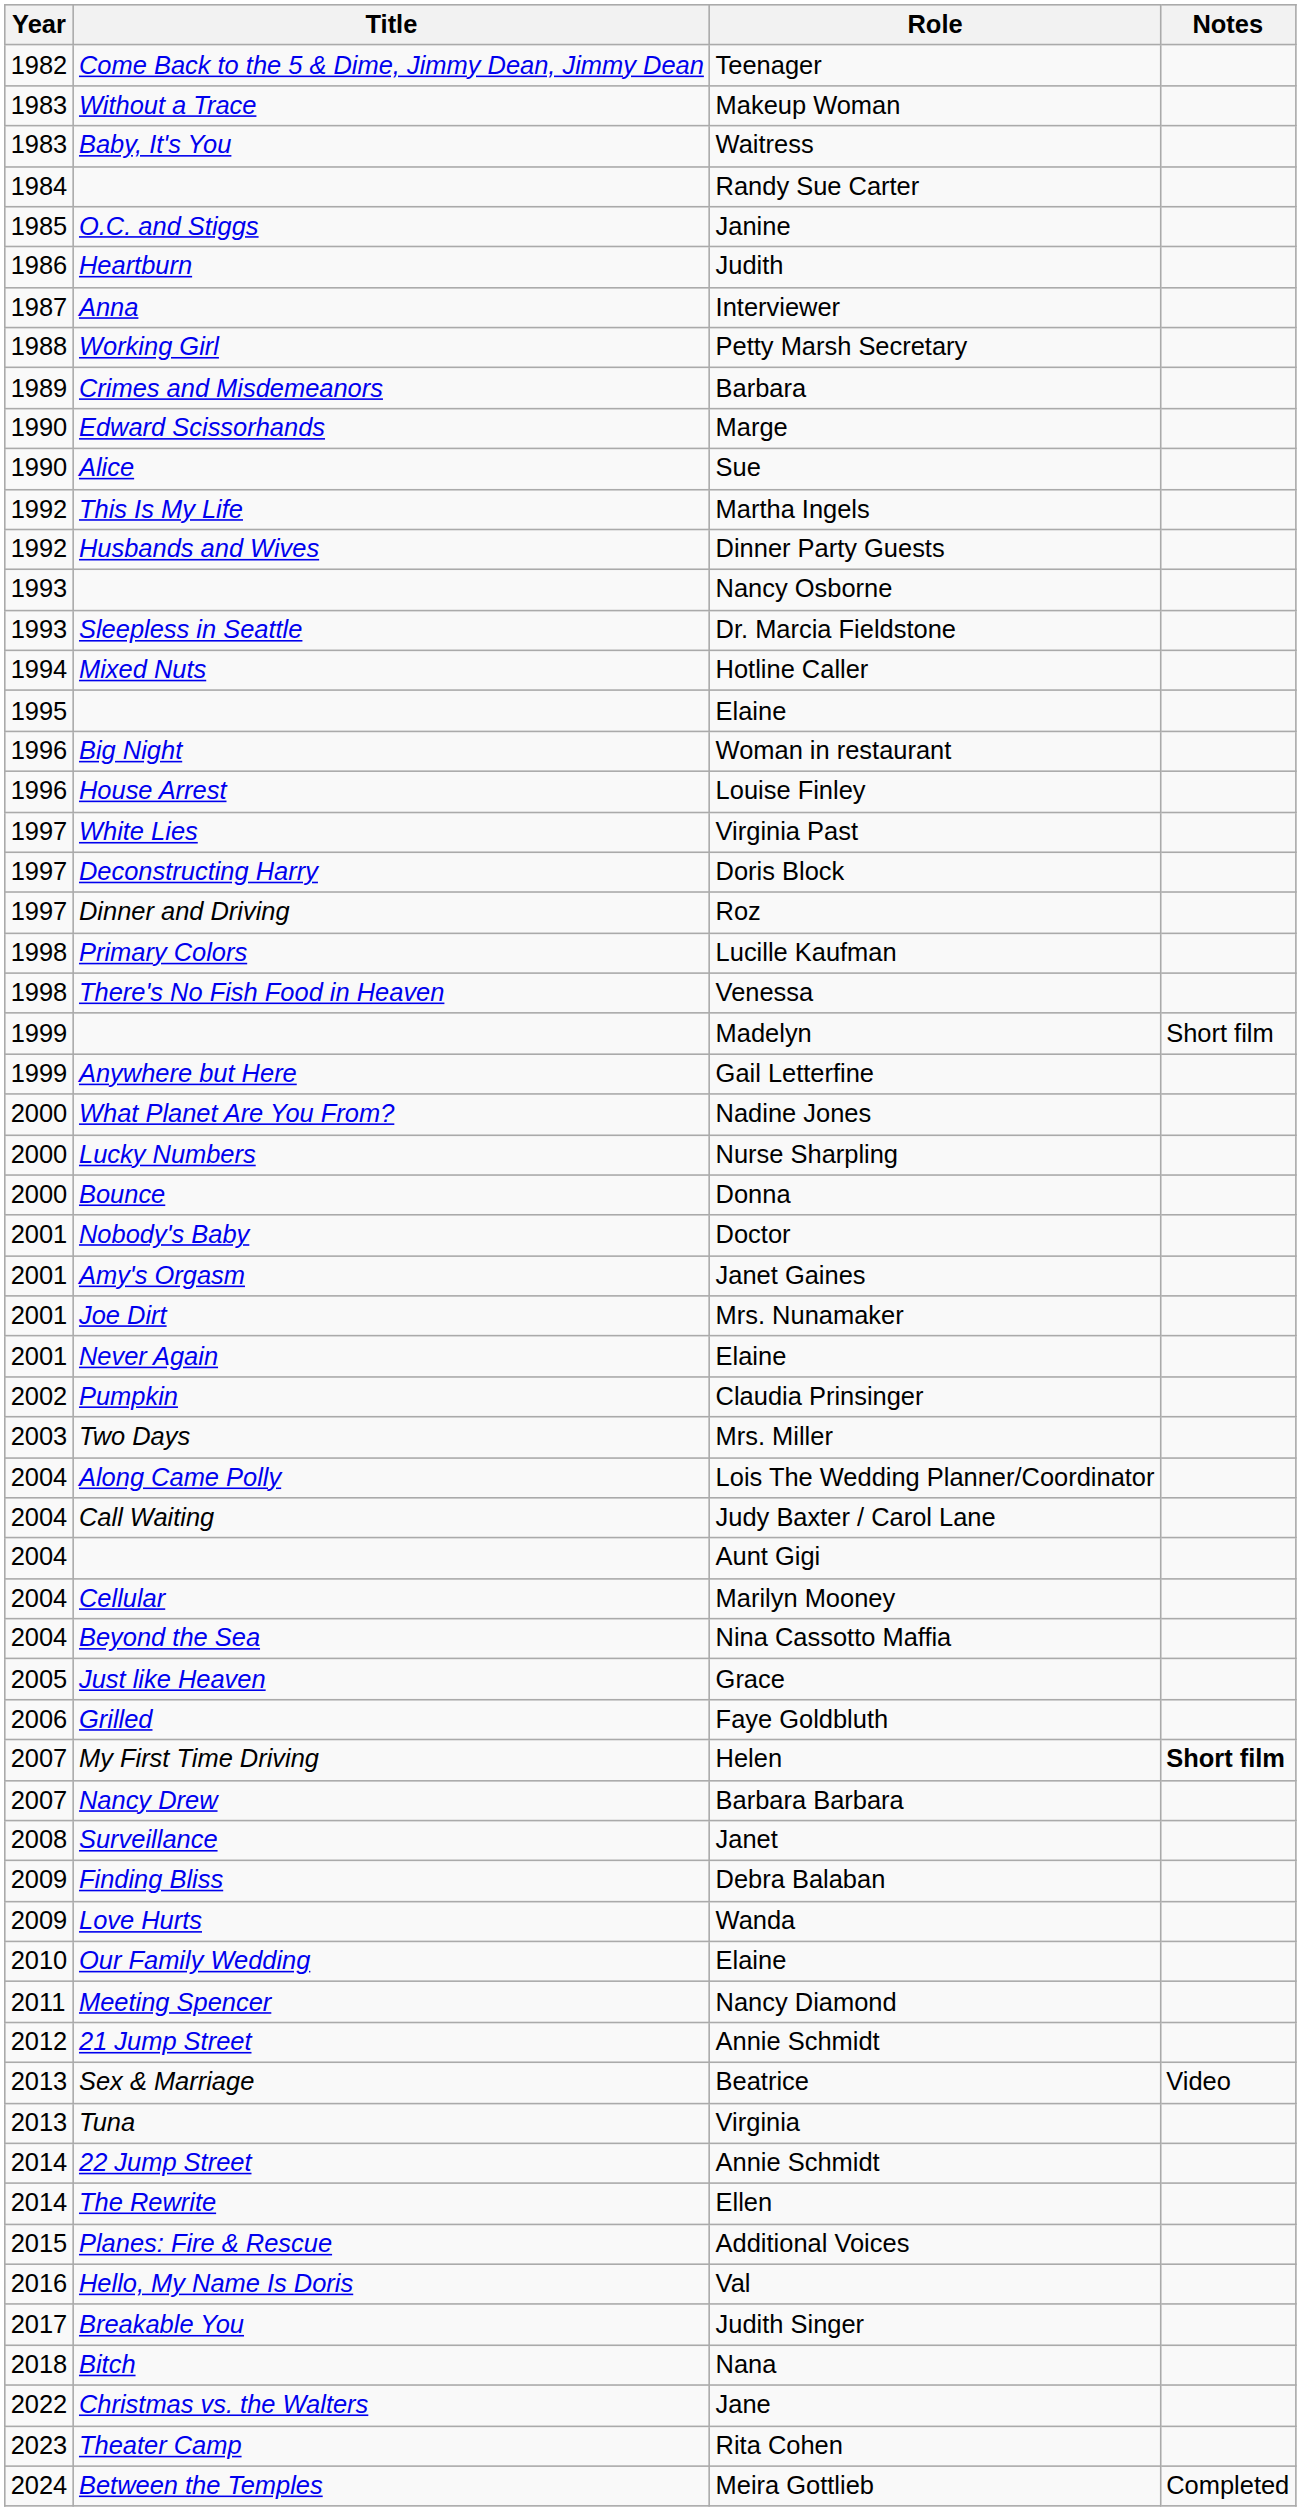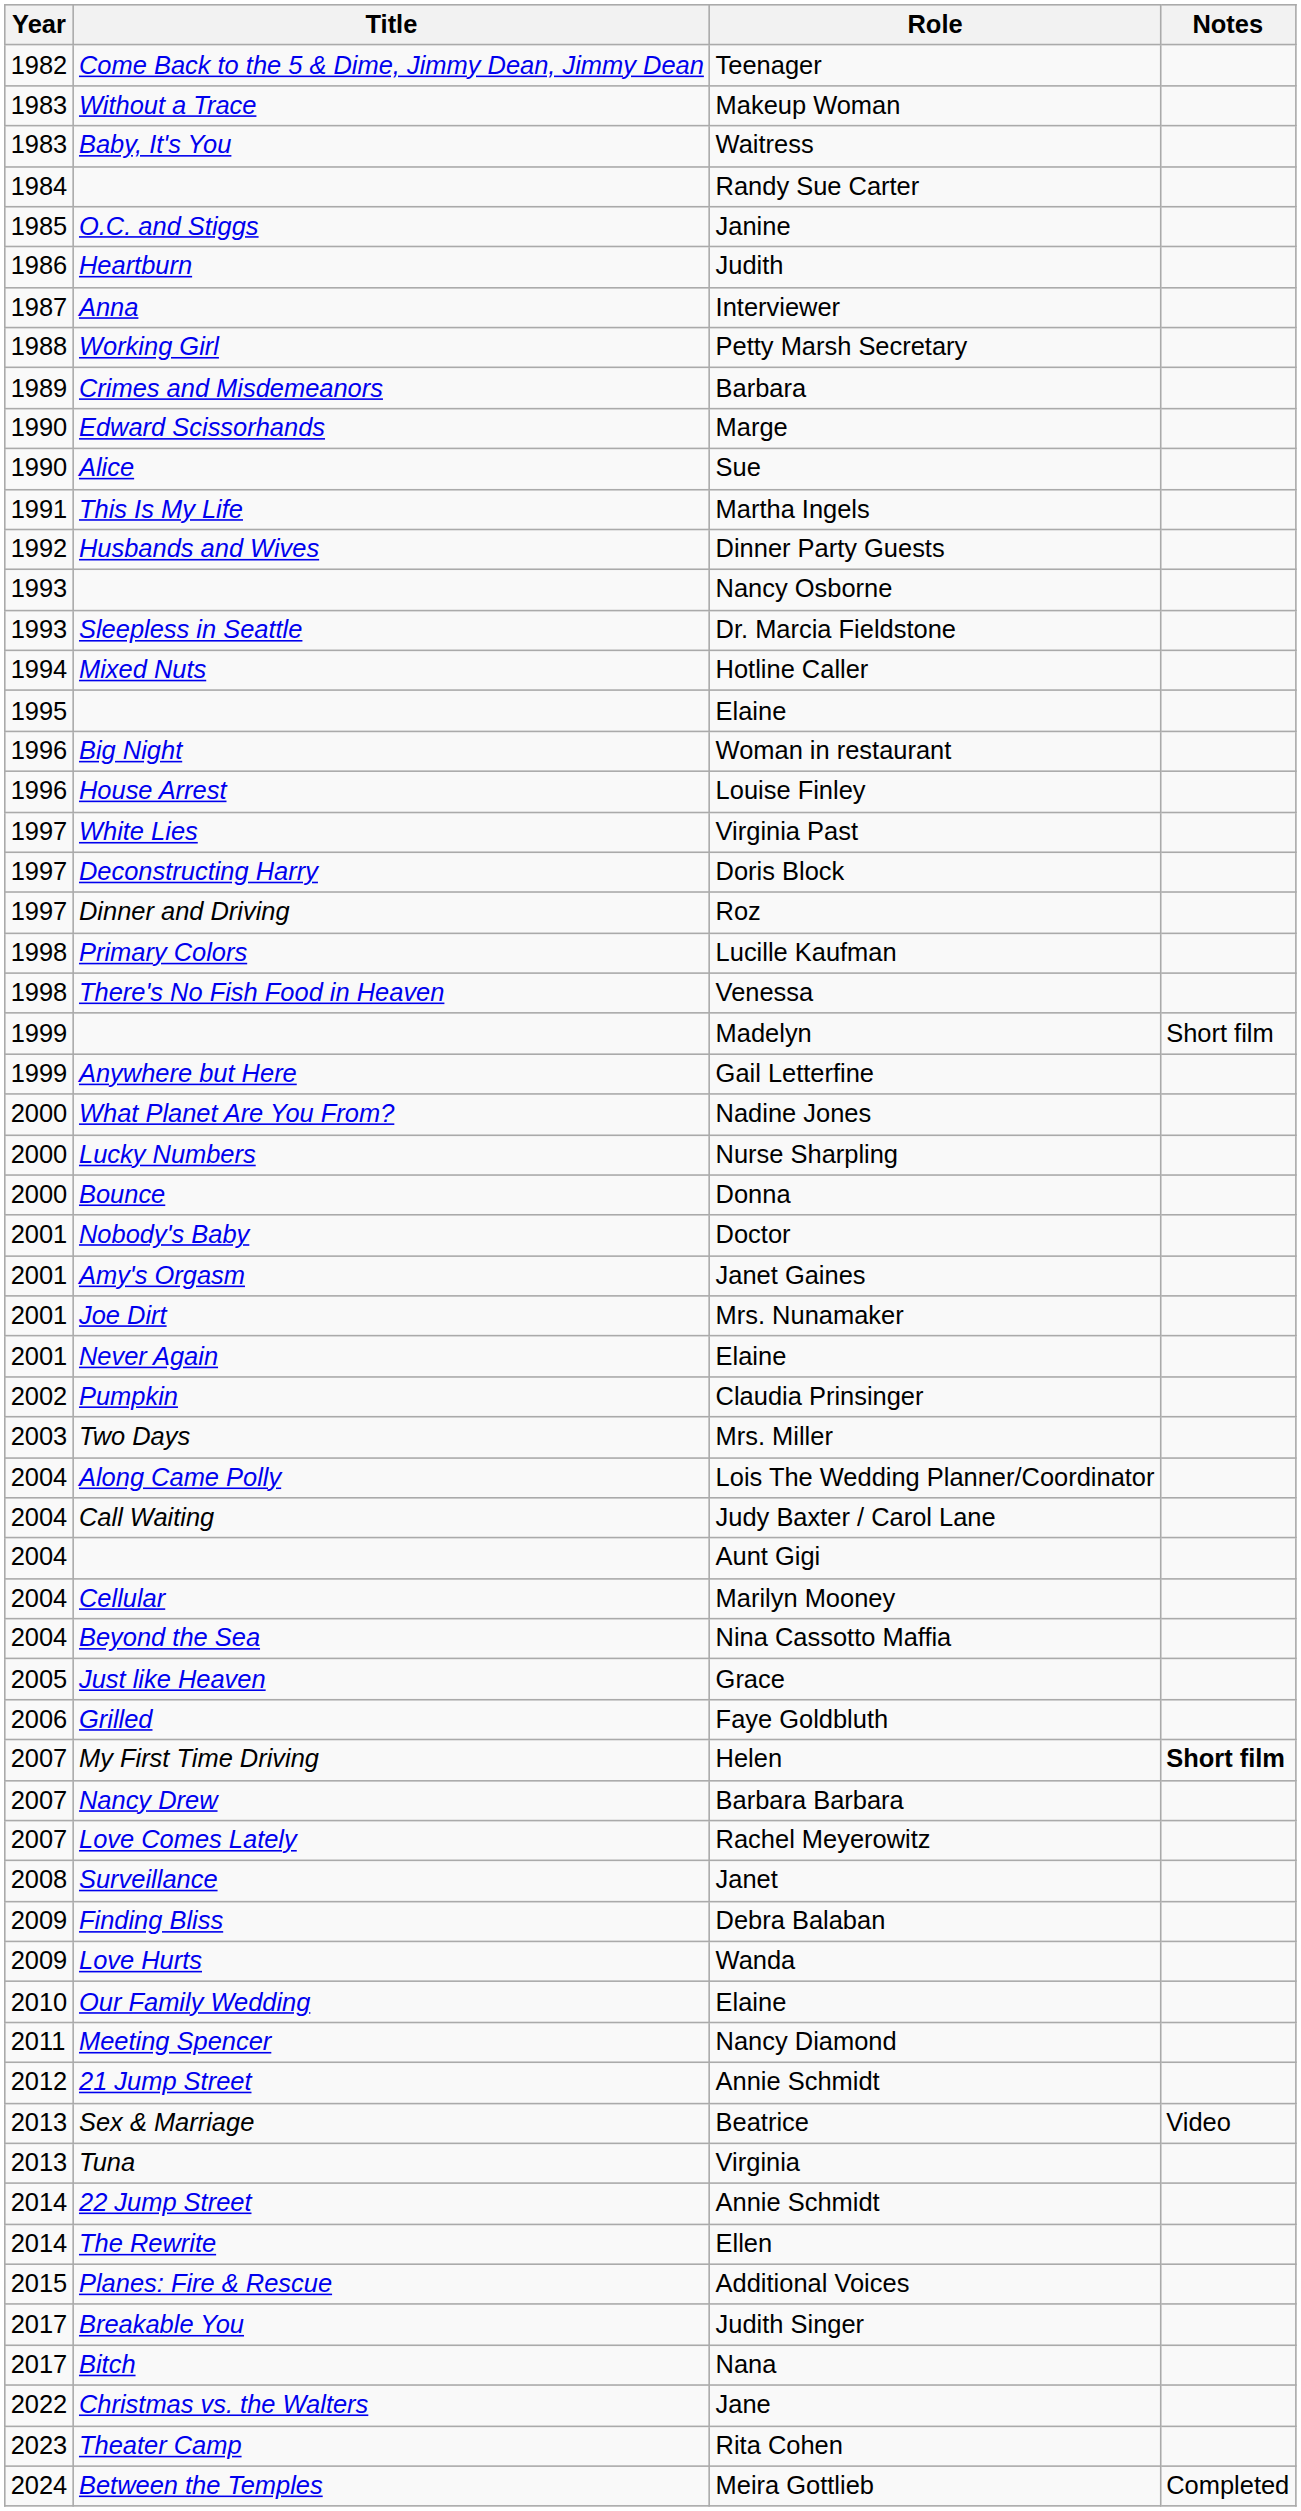(39, 508) 1992 -> (39, 508) 1991
+ row: (188, 1840)
- row: (216, 2284)
(39, 2364) 2018 -> (39, 2364) 2017
